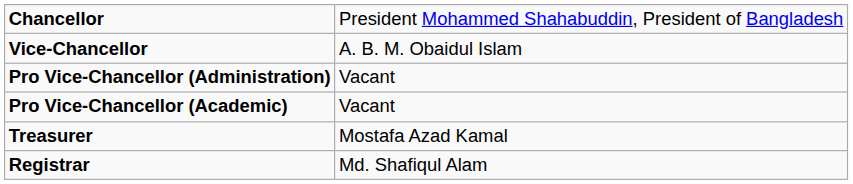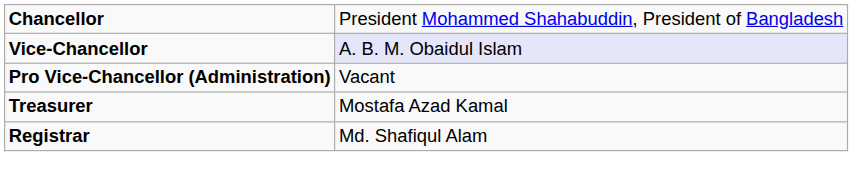(431, 48) no background -> (431, 48) lavender background
- row: (148, 106)
